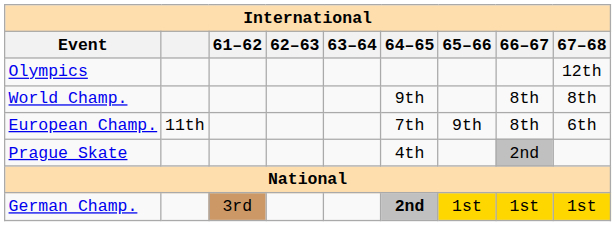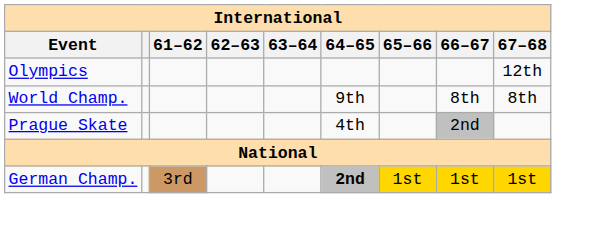- row: (83, 126)
